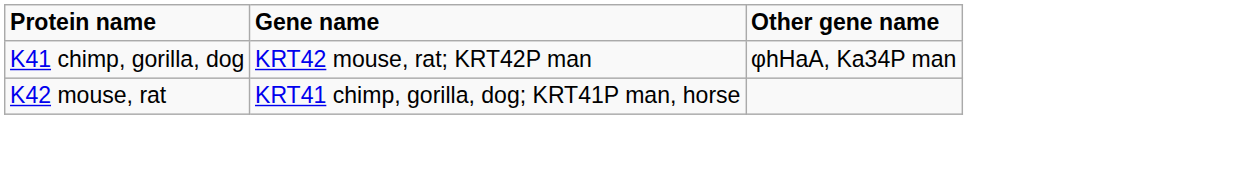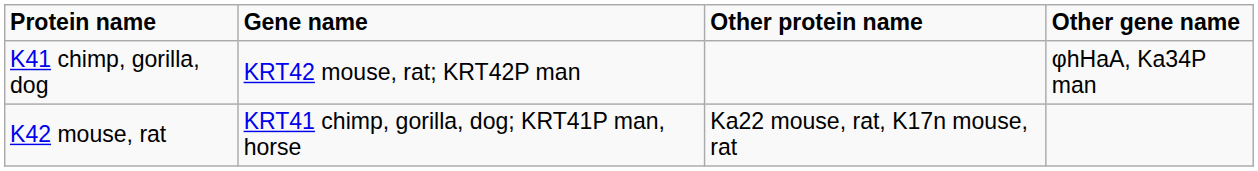+ column: (817, 22)
